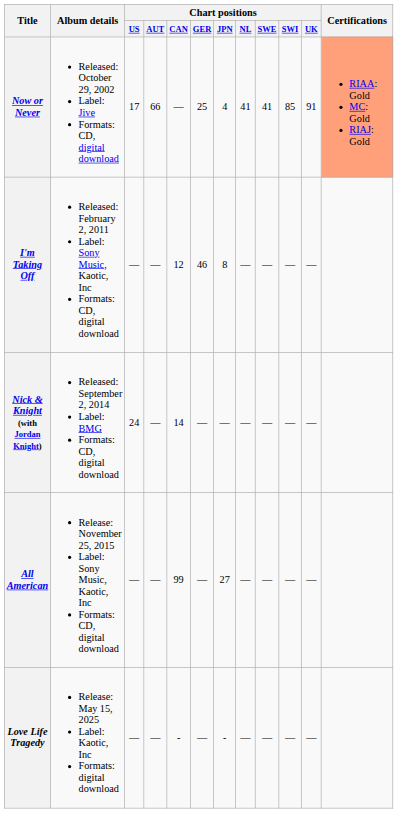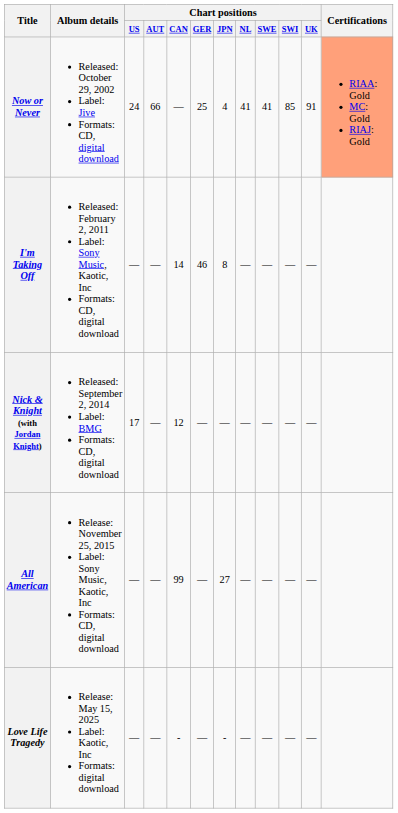(134, 107) 17 -> (134, 107) 24
(179, 264) 12 -> (179, 264) 14
(134, 422) 24 -> (134, 422) 17
(179, 422) 14 -> (179, 422) 12
